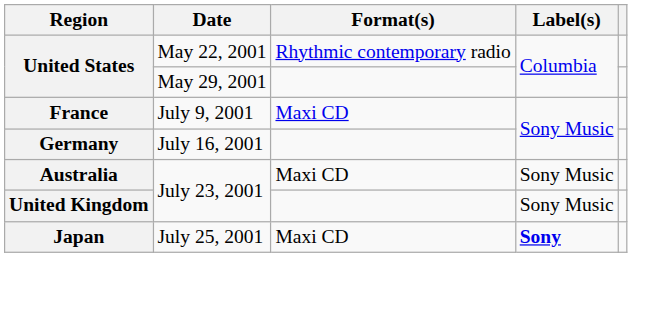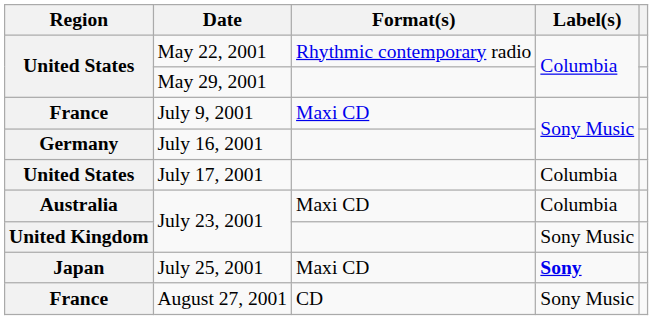+ row: (79, 174)
(567, 174) Sony Music -> (579, 205) Columbia
+ row: (79, 298)
